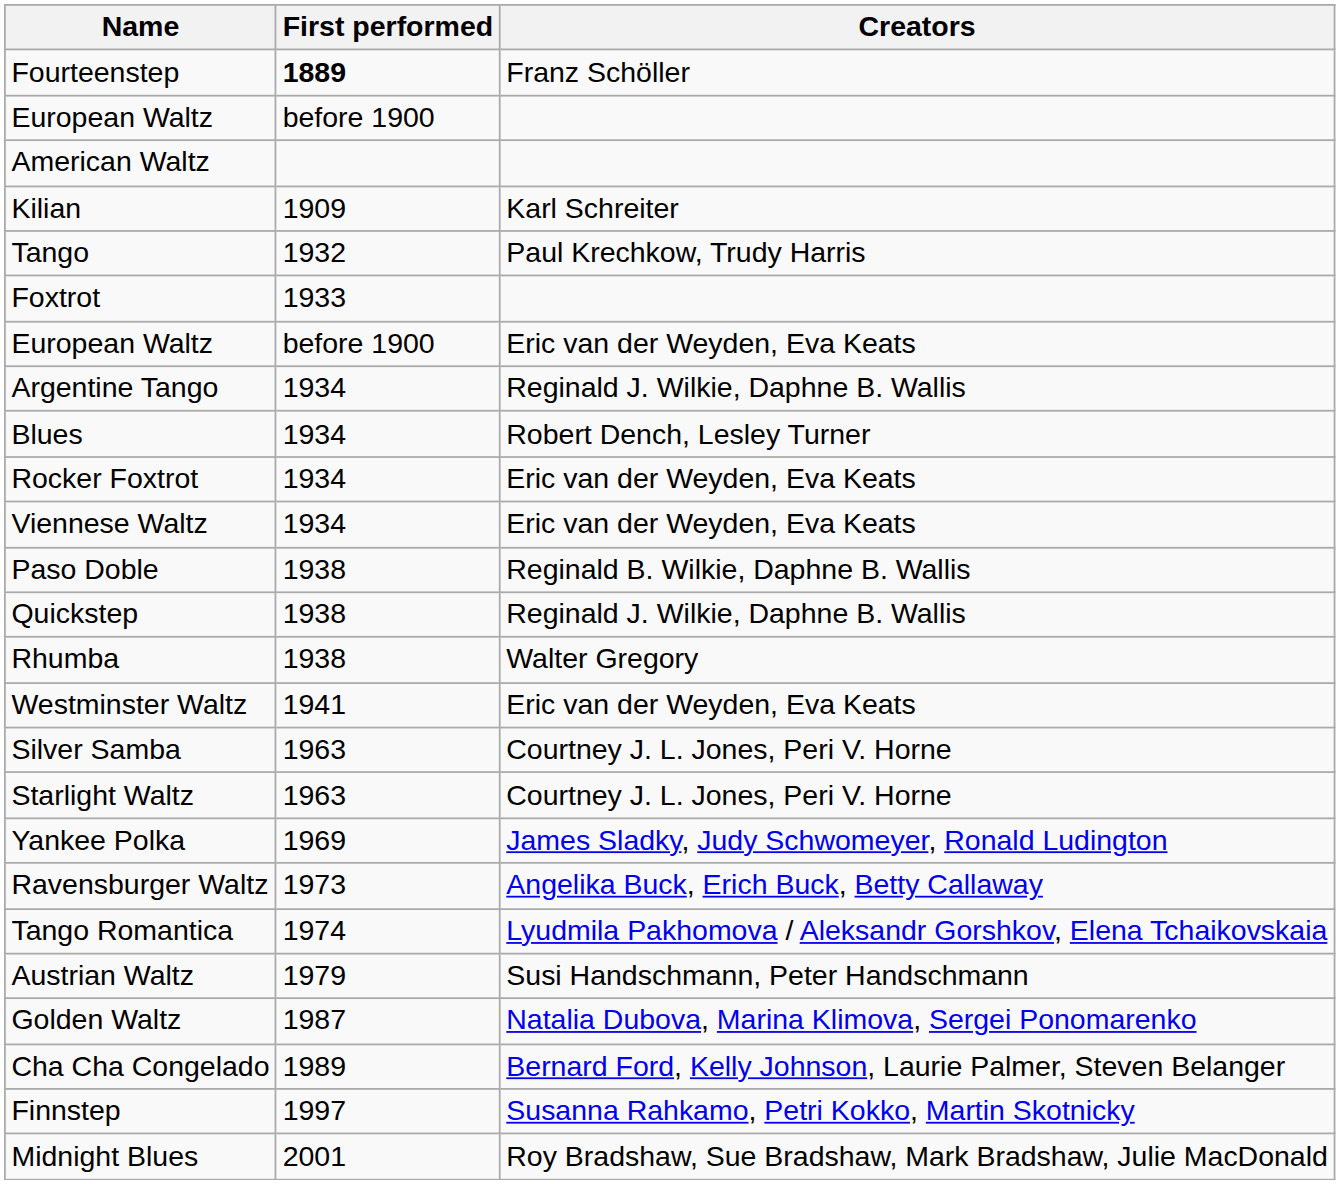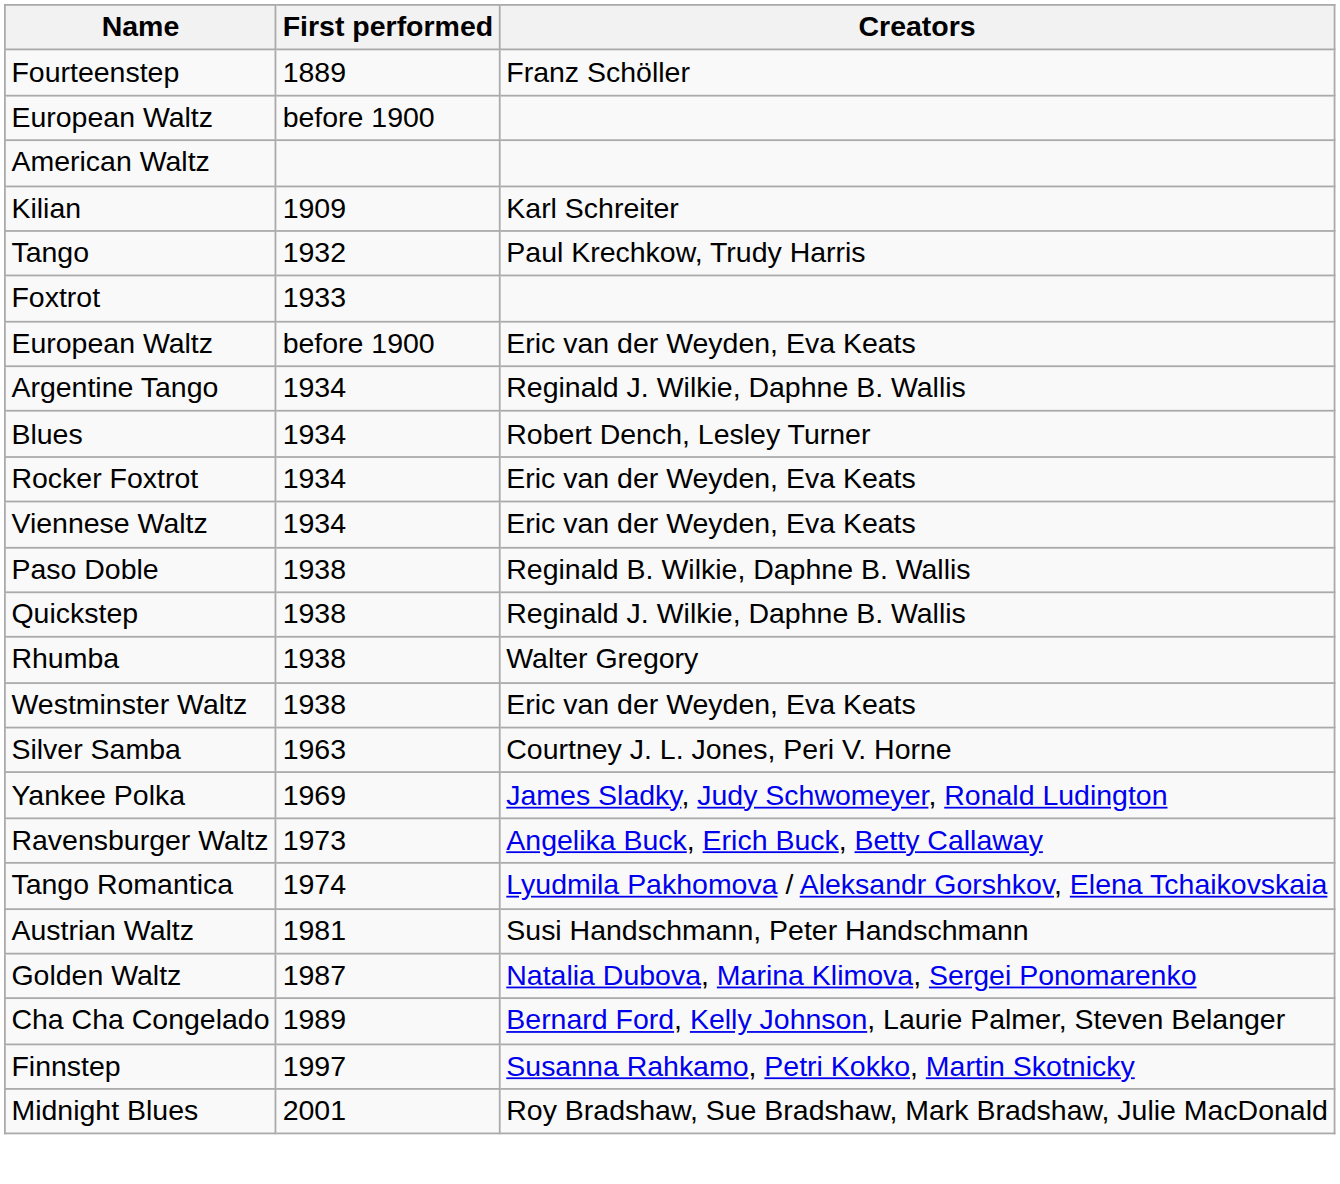(314, 72) bold -> (314, 72) normal
(314, 704) 1941 -> (314, 704) 1938
- row: (103, 794)
(314, 975) 1979 -> (314, 930) 1981
